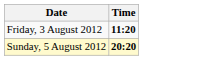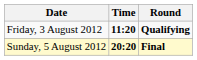+ column: (165, 13)
